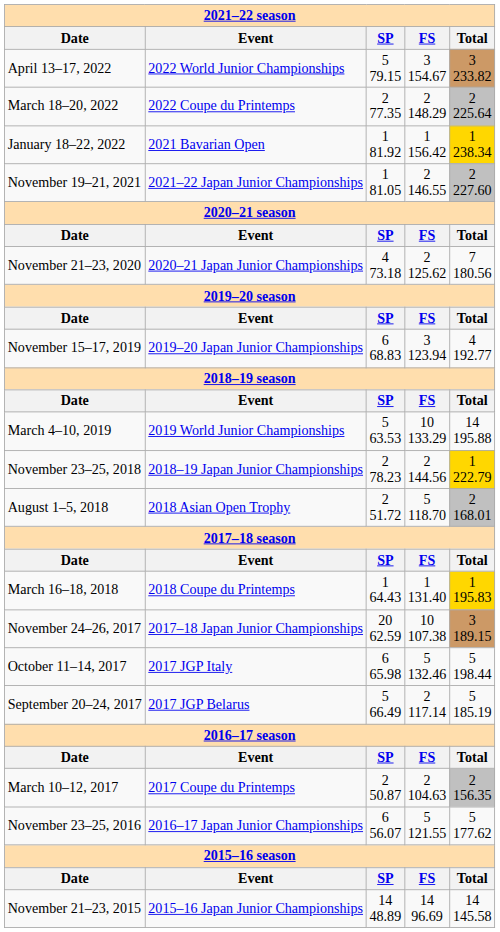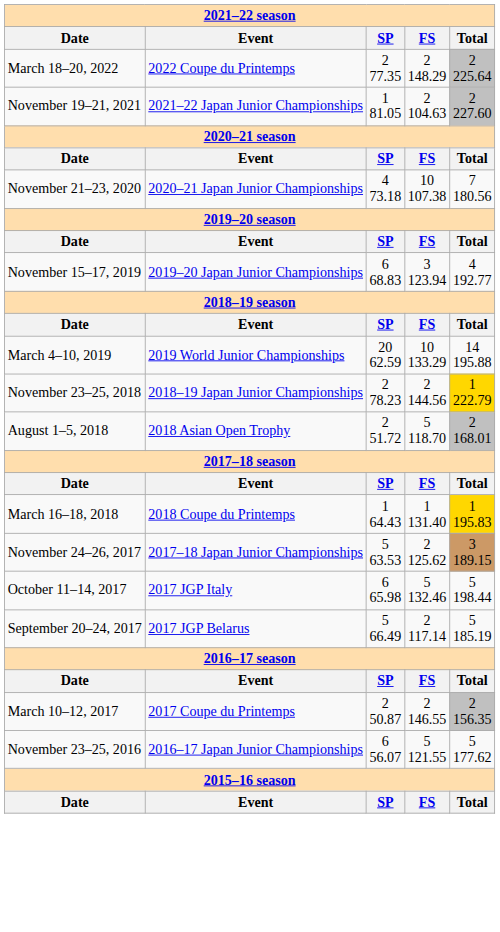- row: (60, 68)
- row: (67, 144)
(427, 182) 2 146.55 -> (427, 106) 2 104.63
(427, 265) 2 125.62 -> (427, 189) 10 107.38
(385, 431) 5 63.53 -> (385, 354) 20 62.59
(385, 628) 20 62.59 -> (385, 552) 5 63.53
(427, 628) 10 107.38 -> (427, 552) 2 125.62
(427, 787) 2 104.63 -> (427, 711) 2 146.55
- row: (74, 908)
